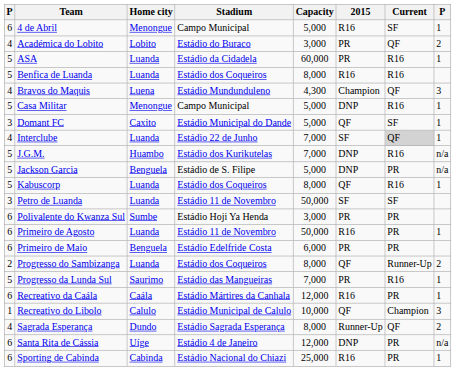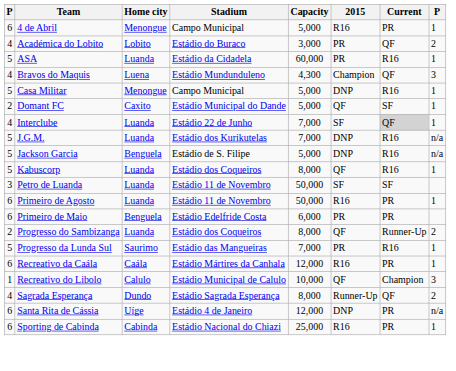(393, 28) SF -> (388, 28) PR
- row: (55, 75)
(10, 122) 3 -> (10, 106) 2
(147, 153) Huambo -> (139, 138) Luanda
(393, 169) PR -> (390, 153) R16
- row: (71, 216)
